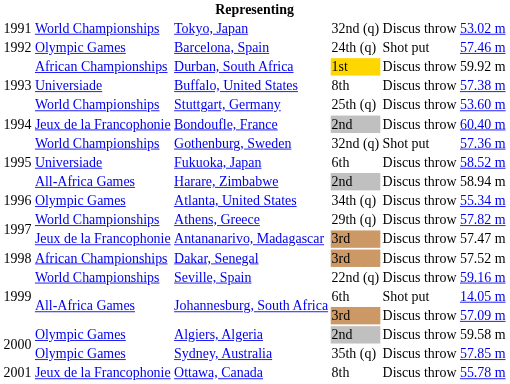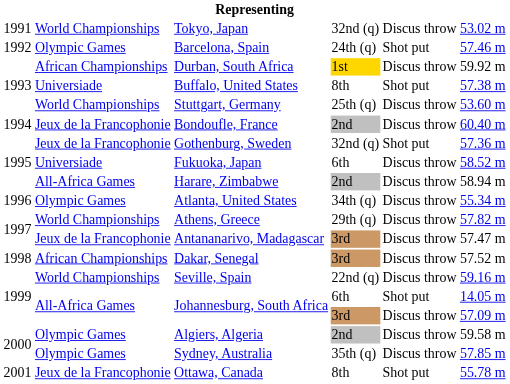(420, 86) Discus throw -> (406, 86) Shot put
(97, 143) World Championships -> (103, 143) Jeux de la Francophonie
(420, 373) Discus throw -> (406, 373) Shot put
